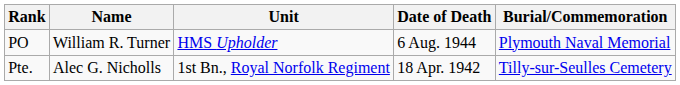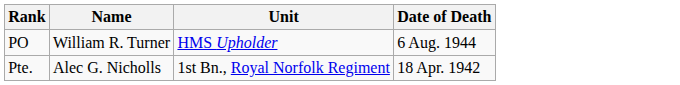- column: (585, 17)
